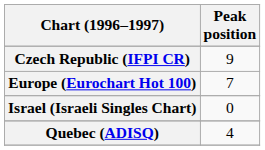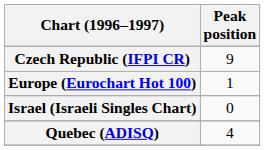(230, 83) 7 -> (230, 83) 1
